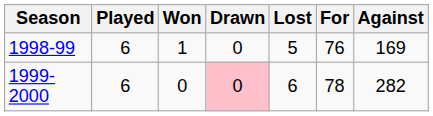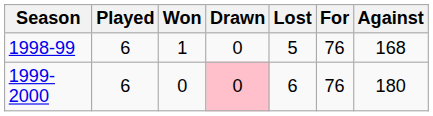(391, 47) 169 -> (391, 47) 168
(335, 86) 78 -> (335, 86) 76
(391, 86) 282 -> (391, 86) 180
